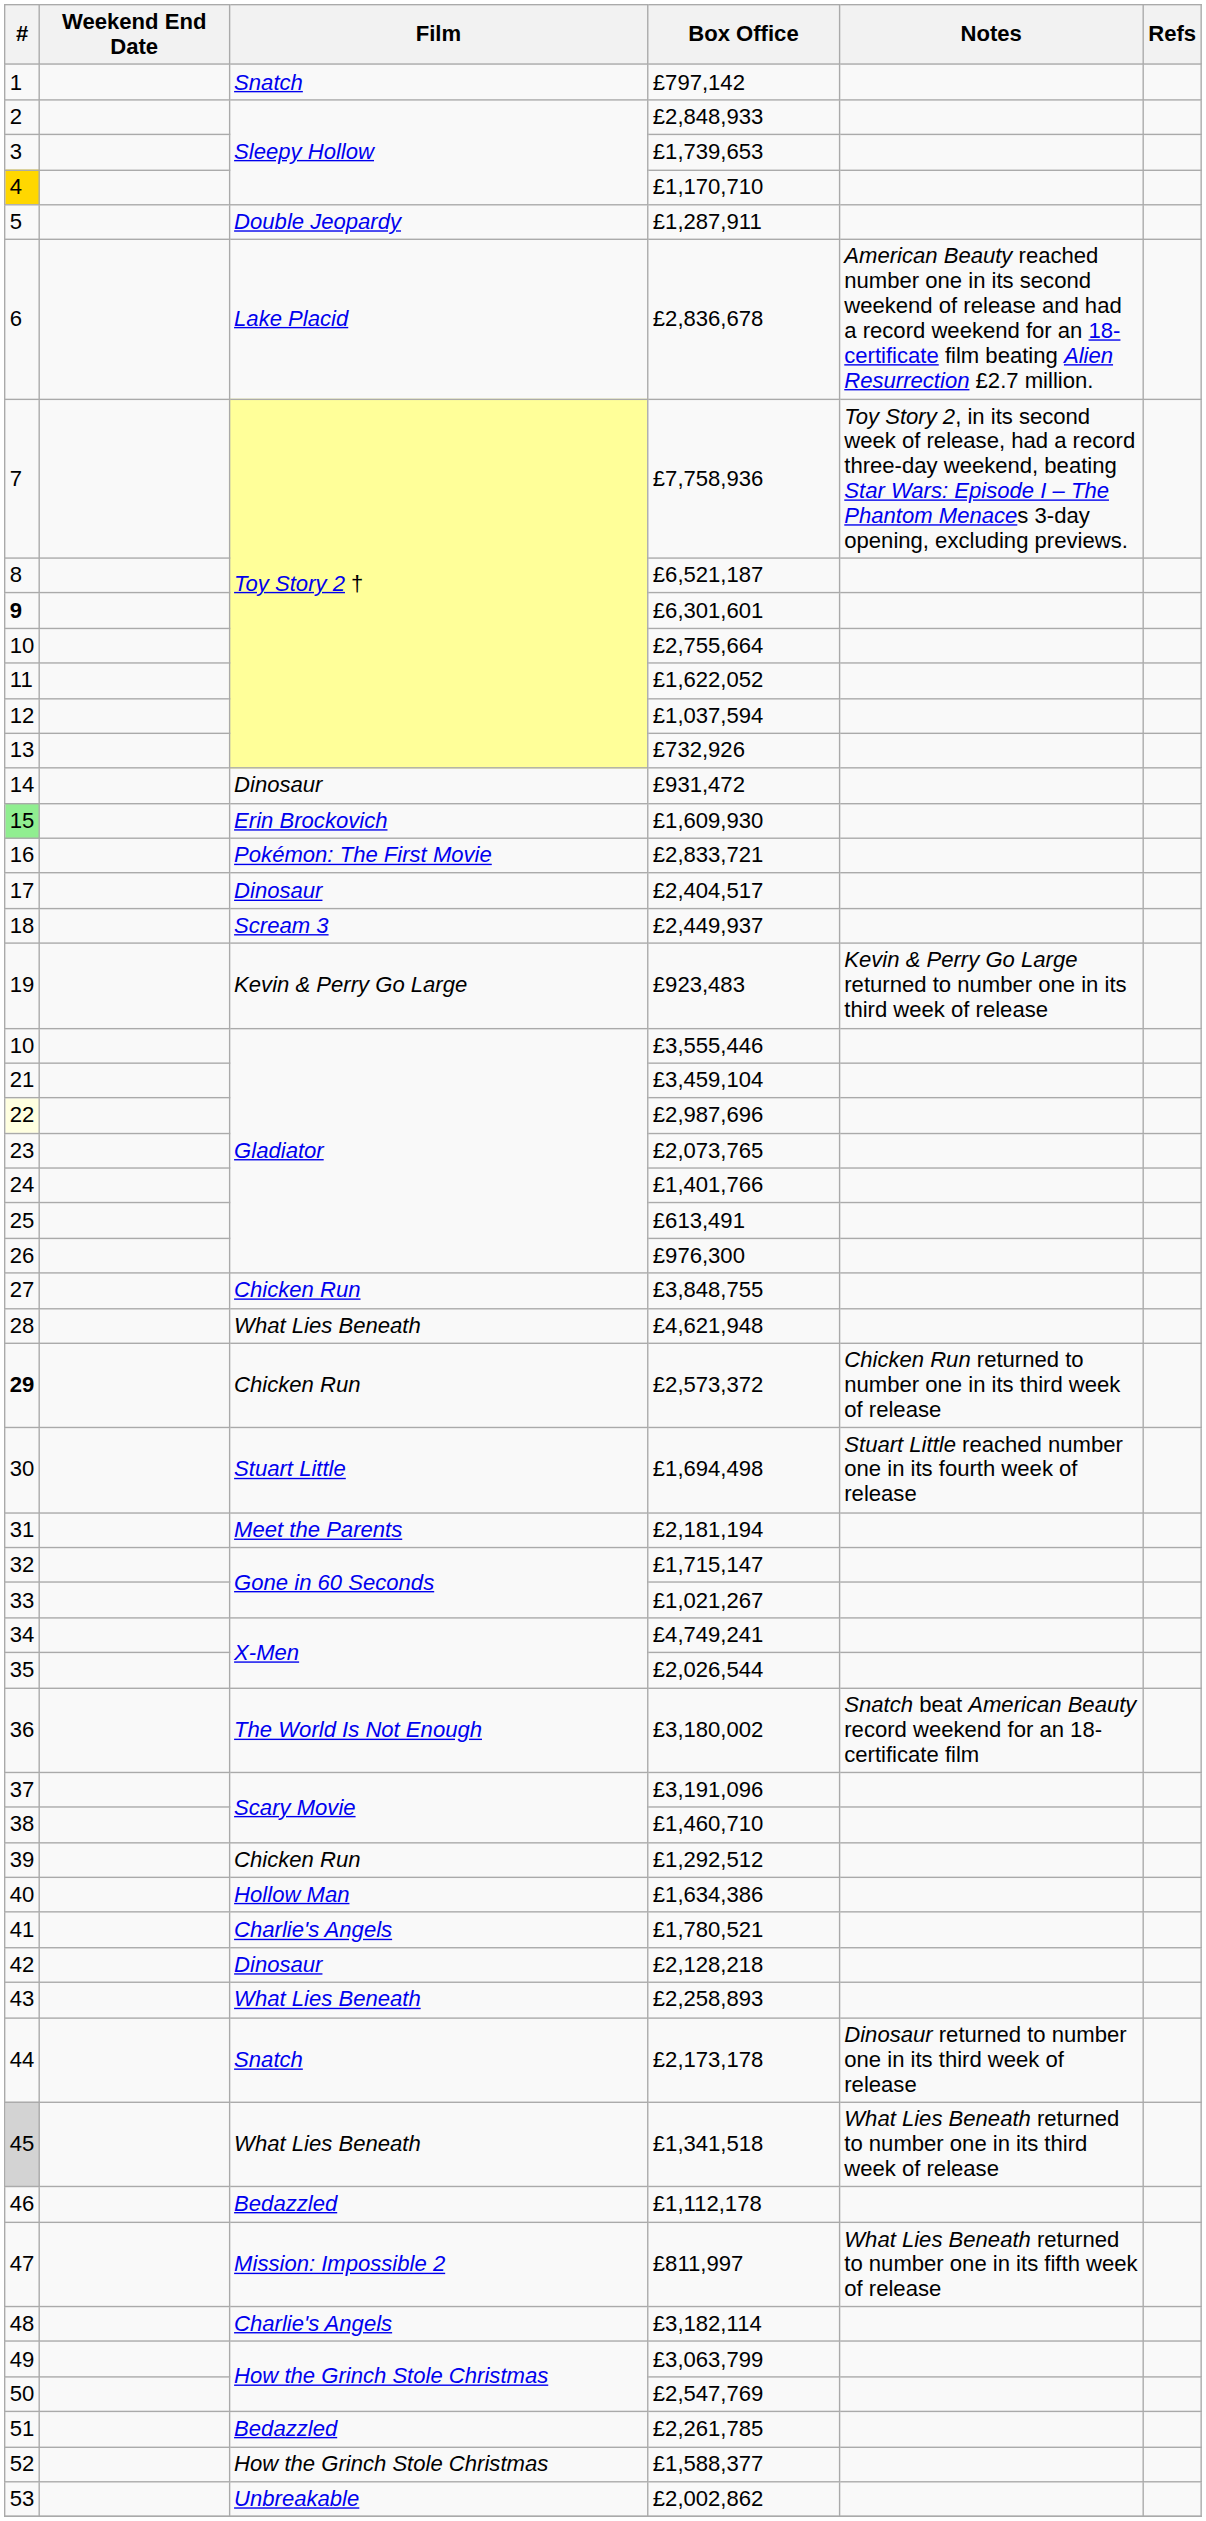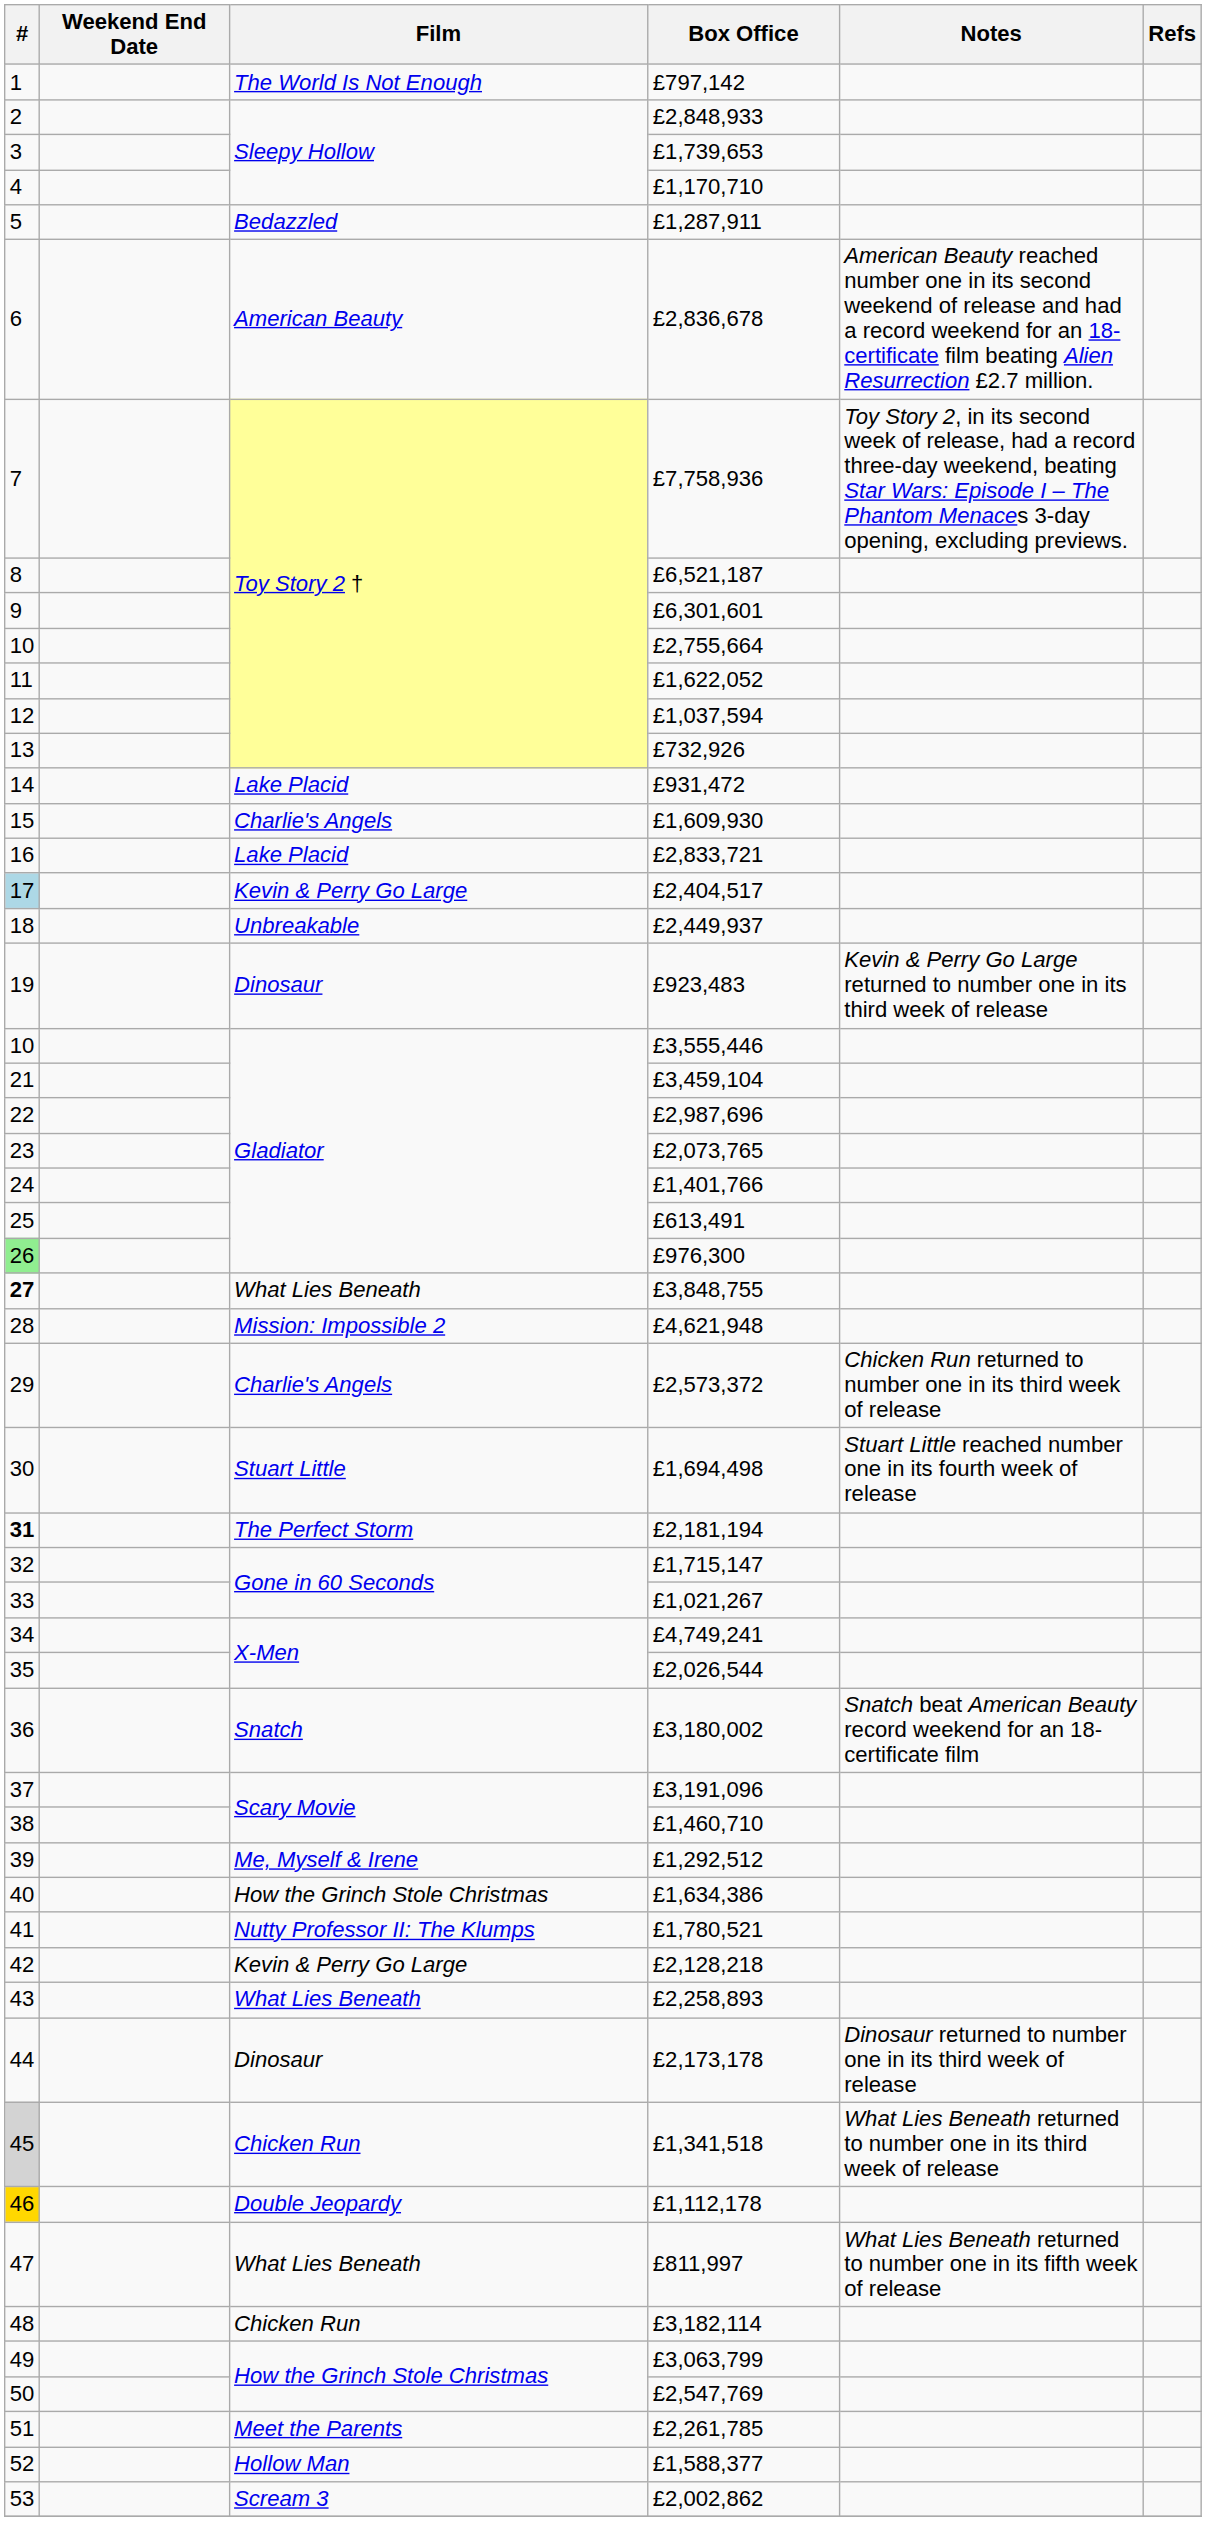(268, 81) Snatch -> (358, 81) The World Is Not Enough
(16, 186) gold background -> (16, 186) no background
(318, 221) Double Jeopardy -> (286, 221) Bedazzled
(291, 319) Lake Placid -> (318, 319) American Beauty
(16, 610) bold -> (16, 610) normal
(278, 785) Dinosaur -> (291, 785) Lake Placid
(22, 820) lightgreen background -> (22, 820) no background
(311, 820) Erin Brockovich -> (313, 820) Charlie's Angels
(363, 855) Pokémon: The First Movie -> (291, 855) Lake Placid
(22, 890) no background -> (22, 890) lightblue background
(278, 890) Dinosaur -> (351, 890) Kevin & Perry Go Large
(281, 925) Scream 3 -> (297, 925) Unbreakable
(351, 985) Kevin & Perry Go Large -> (278, 985) Dinosaur
(22, 1115) lightyellow background -> (22, 1115) no background
(22, 1255) no background -> (22, 1255) lightgreen background
(22, 1290) normal -> (22, 1290) bold
(297, 1290) Chicken Run -> (327, 1290) What Lies Beneath
(327, 1325) What Lies Beneath -> (340, 1325) Mission: Impossible 2
(22, 1385) bold -> (22, 1385) normal
(297, 1385) Chicken Run -> (313, 1385) Charlie's Angels
(22, 1529) normal -> (22, 1529) bold
(318, 1529) Meet the Parents -> (324, 1529) The Perfect Storm
(358, 1729) The World Is Not Enough -> (268, 1729) Snatch
(297, 1859) Chicken Run -> (326, 1859) Me, Myself & Irene
(292, 1894) Hollow Man -> (391, 1894) How the Grinch Stole Christmas
(313, 1929) Charlie's Angels -> (384, 1929) Nutty Professor II: The Klumps
(278, 1964) Dinosaur -> (351, 1964) Kevin & Perry Go Large
(268, 2059) Snatch -> (278, 2059) Dinosaur
(327, 2144) What Lies Beneath -> (297, 2144) Chicken Run
(22, 2204) no background -> (22, 2204) gold background
(286, 2204) Bedazzled -> (318, 2204) Double Jeopardy
(340, 2263) Mission: Impossible 2 -> (327, 2263) What Lies Beneath
(313, 2323) Charlie's Angels -> (297, 2323) Chicken Run
(286, 2428) Bedazzled -> (318, 2428) Meet the Parents
(391, 2463) How the Grinch Stole Christmas -> (292, 2463) Hollow Man
(297, 2498) Unbreakable -> (281, 2498) Scream 3
